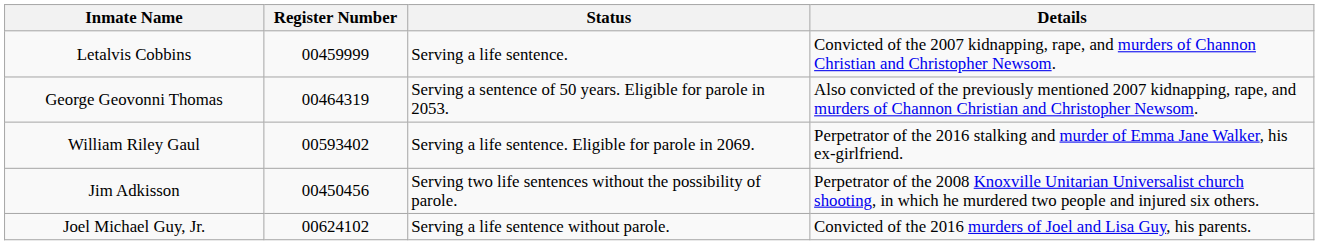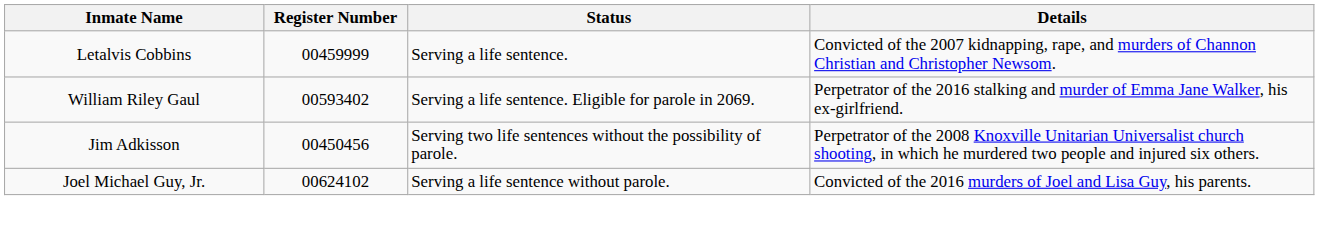- row: (134, 99)
